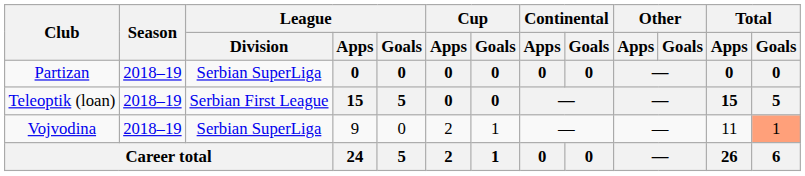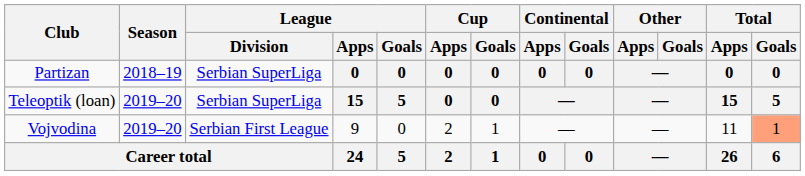(152, 101) 2018–19 -> (152, 101) 2019–20
(259, 101) Serbian First League -> (259, 101) Serbian SuperLiga
(152, 128) 2018–19 -> (152, 128) 2019–20
(259, 128) Serbian SuperLiga -> (259, 128) Serbian First League
